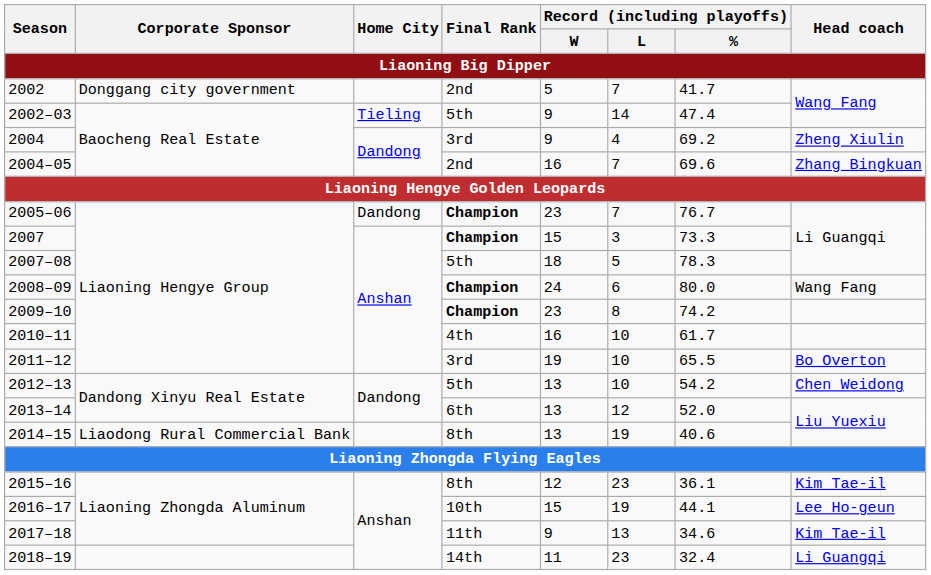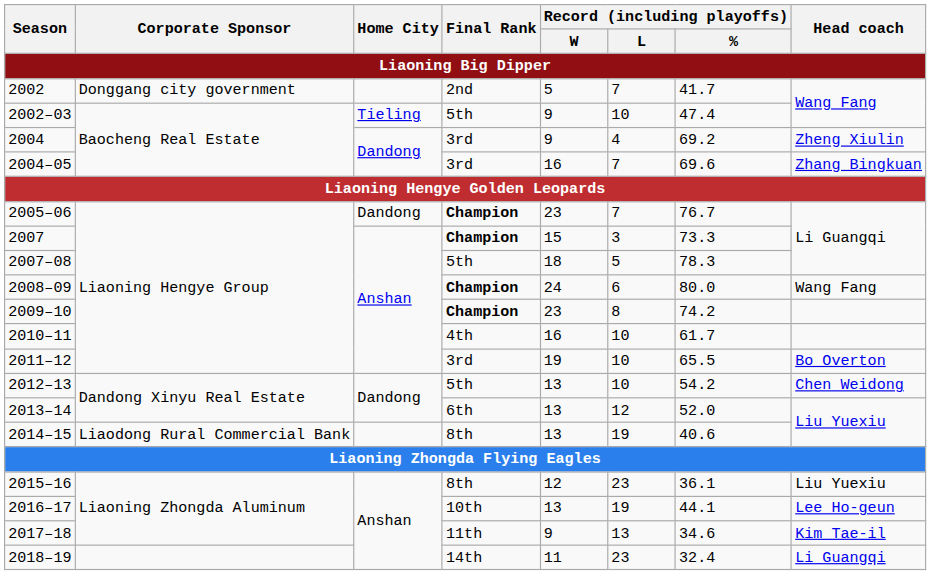(620, 115) 14 -> (620, 115) 10
(460, 164) 2nd -> (460, 164) 3rd
(840, 484) Kim Tae-il -> (840, 484) Liu Yuexiu
(553, 508) 15 -> (553, 508) 13
